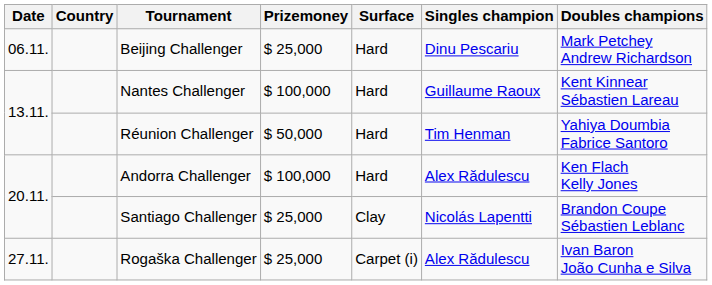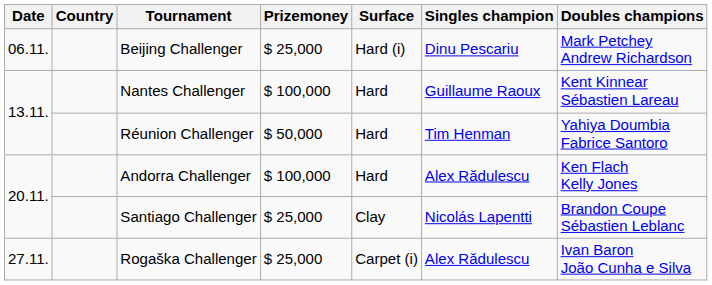(371, 49) Hard -> (380, 49) Hard (i)
